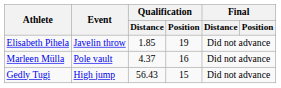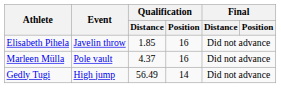(184, 43) 19 -> (184, 43) 16
(147, 75) 56.43 -> (147, 75) 56.49
(184, 75) 15 -> (184, 75) 14
